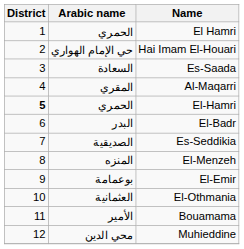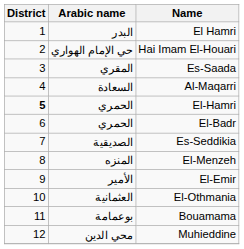(116, 31) الحمري -> (123, 31) البدر
(115, 68) السعادة -> (116, 68) المقري
(116, 87) المقري -> (115, 87) السعادة
(123, 124) البدر -> (116, 124) الحمري
(114, 179) بوعمامة -> (121, 179) الأمير
(121, 216) الأمير -> (114, 216) بوعمامة
